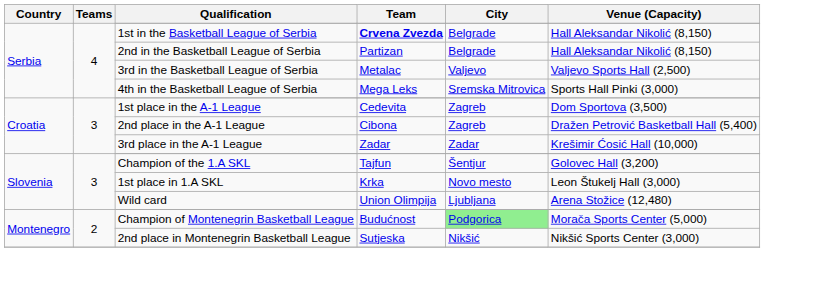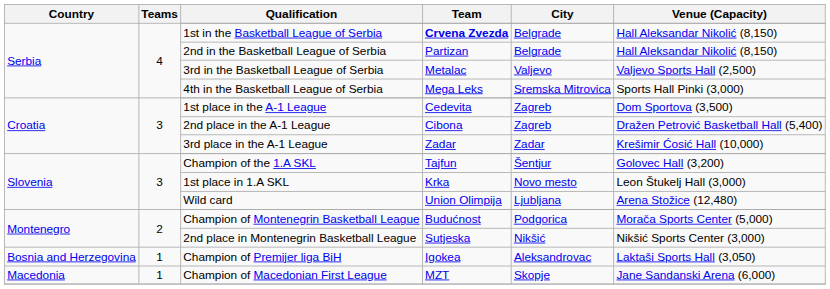(475, 219) lightgreen background -> (540, 219) no background
+ row: (71, 257)
+ row: (36, 275)
